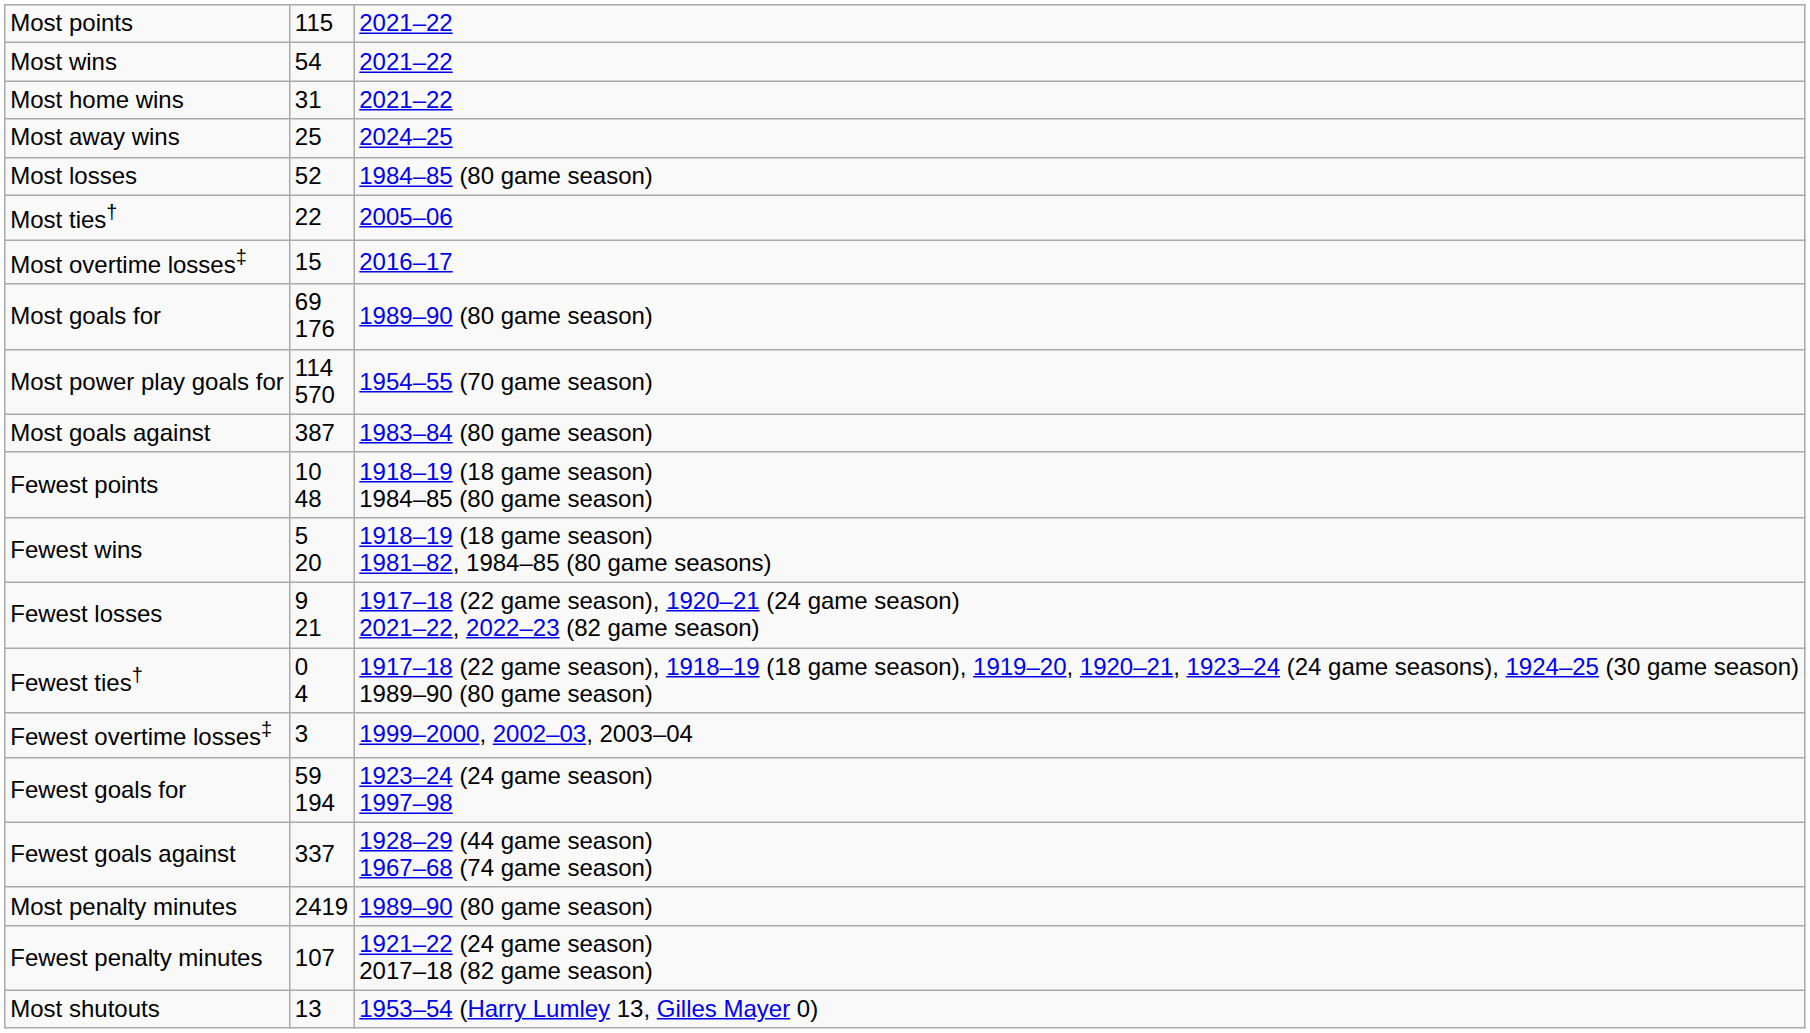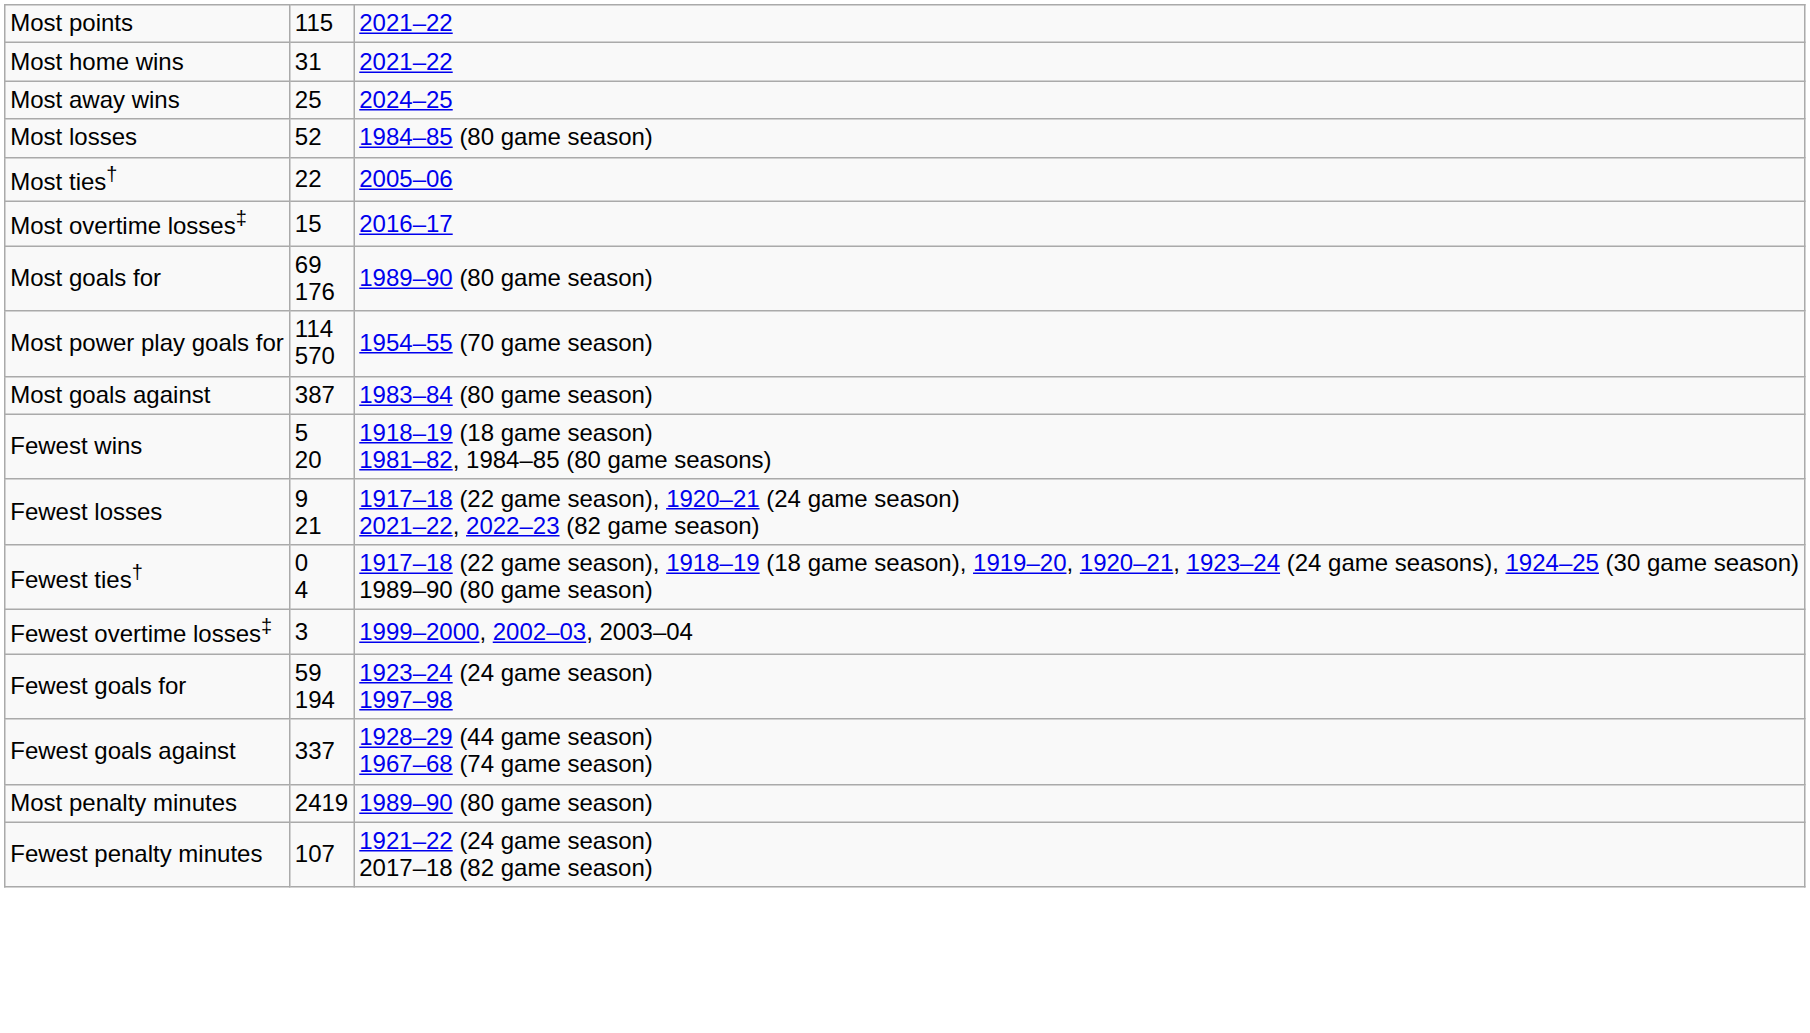- row: (64, 61)
- row: (84, 484)
- row: (85, 1009)
